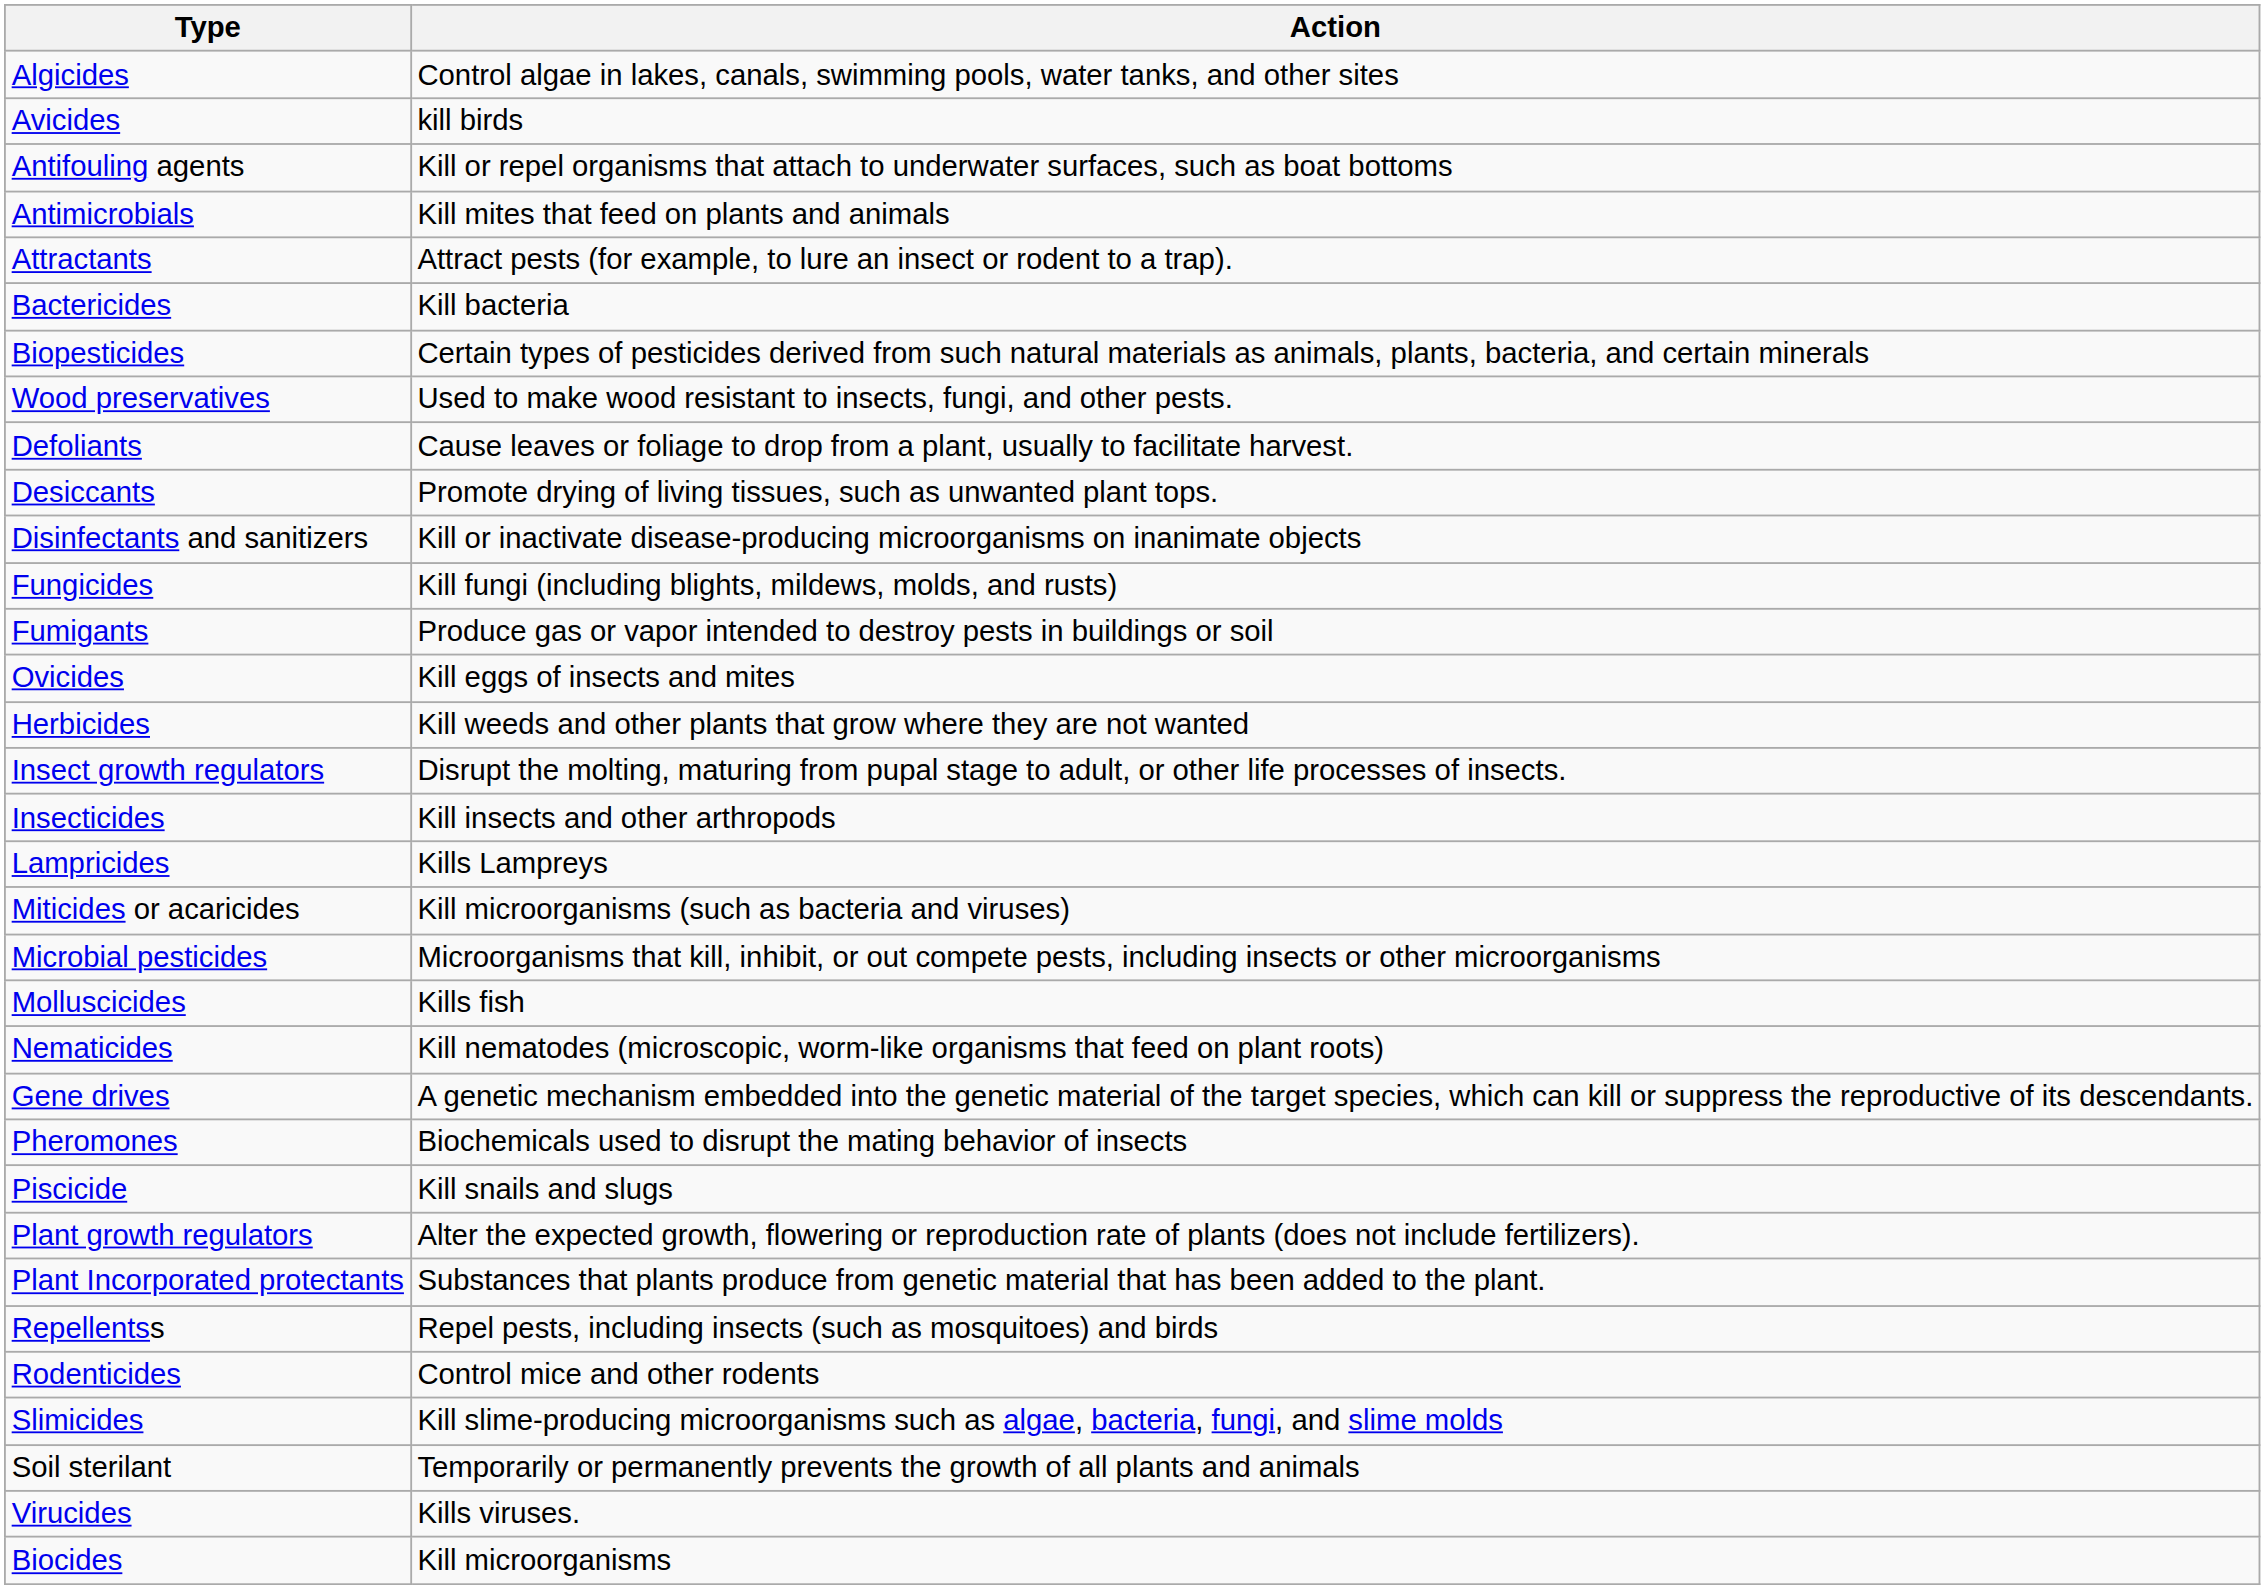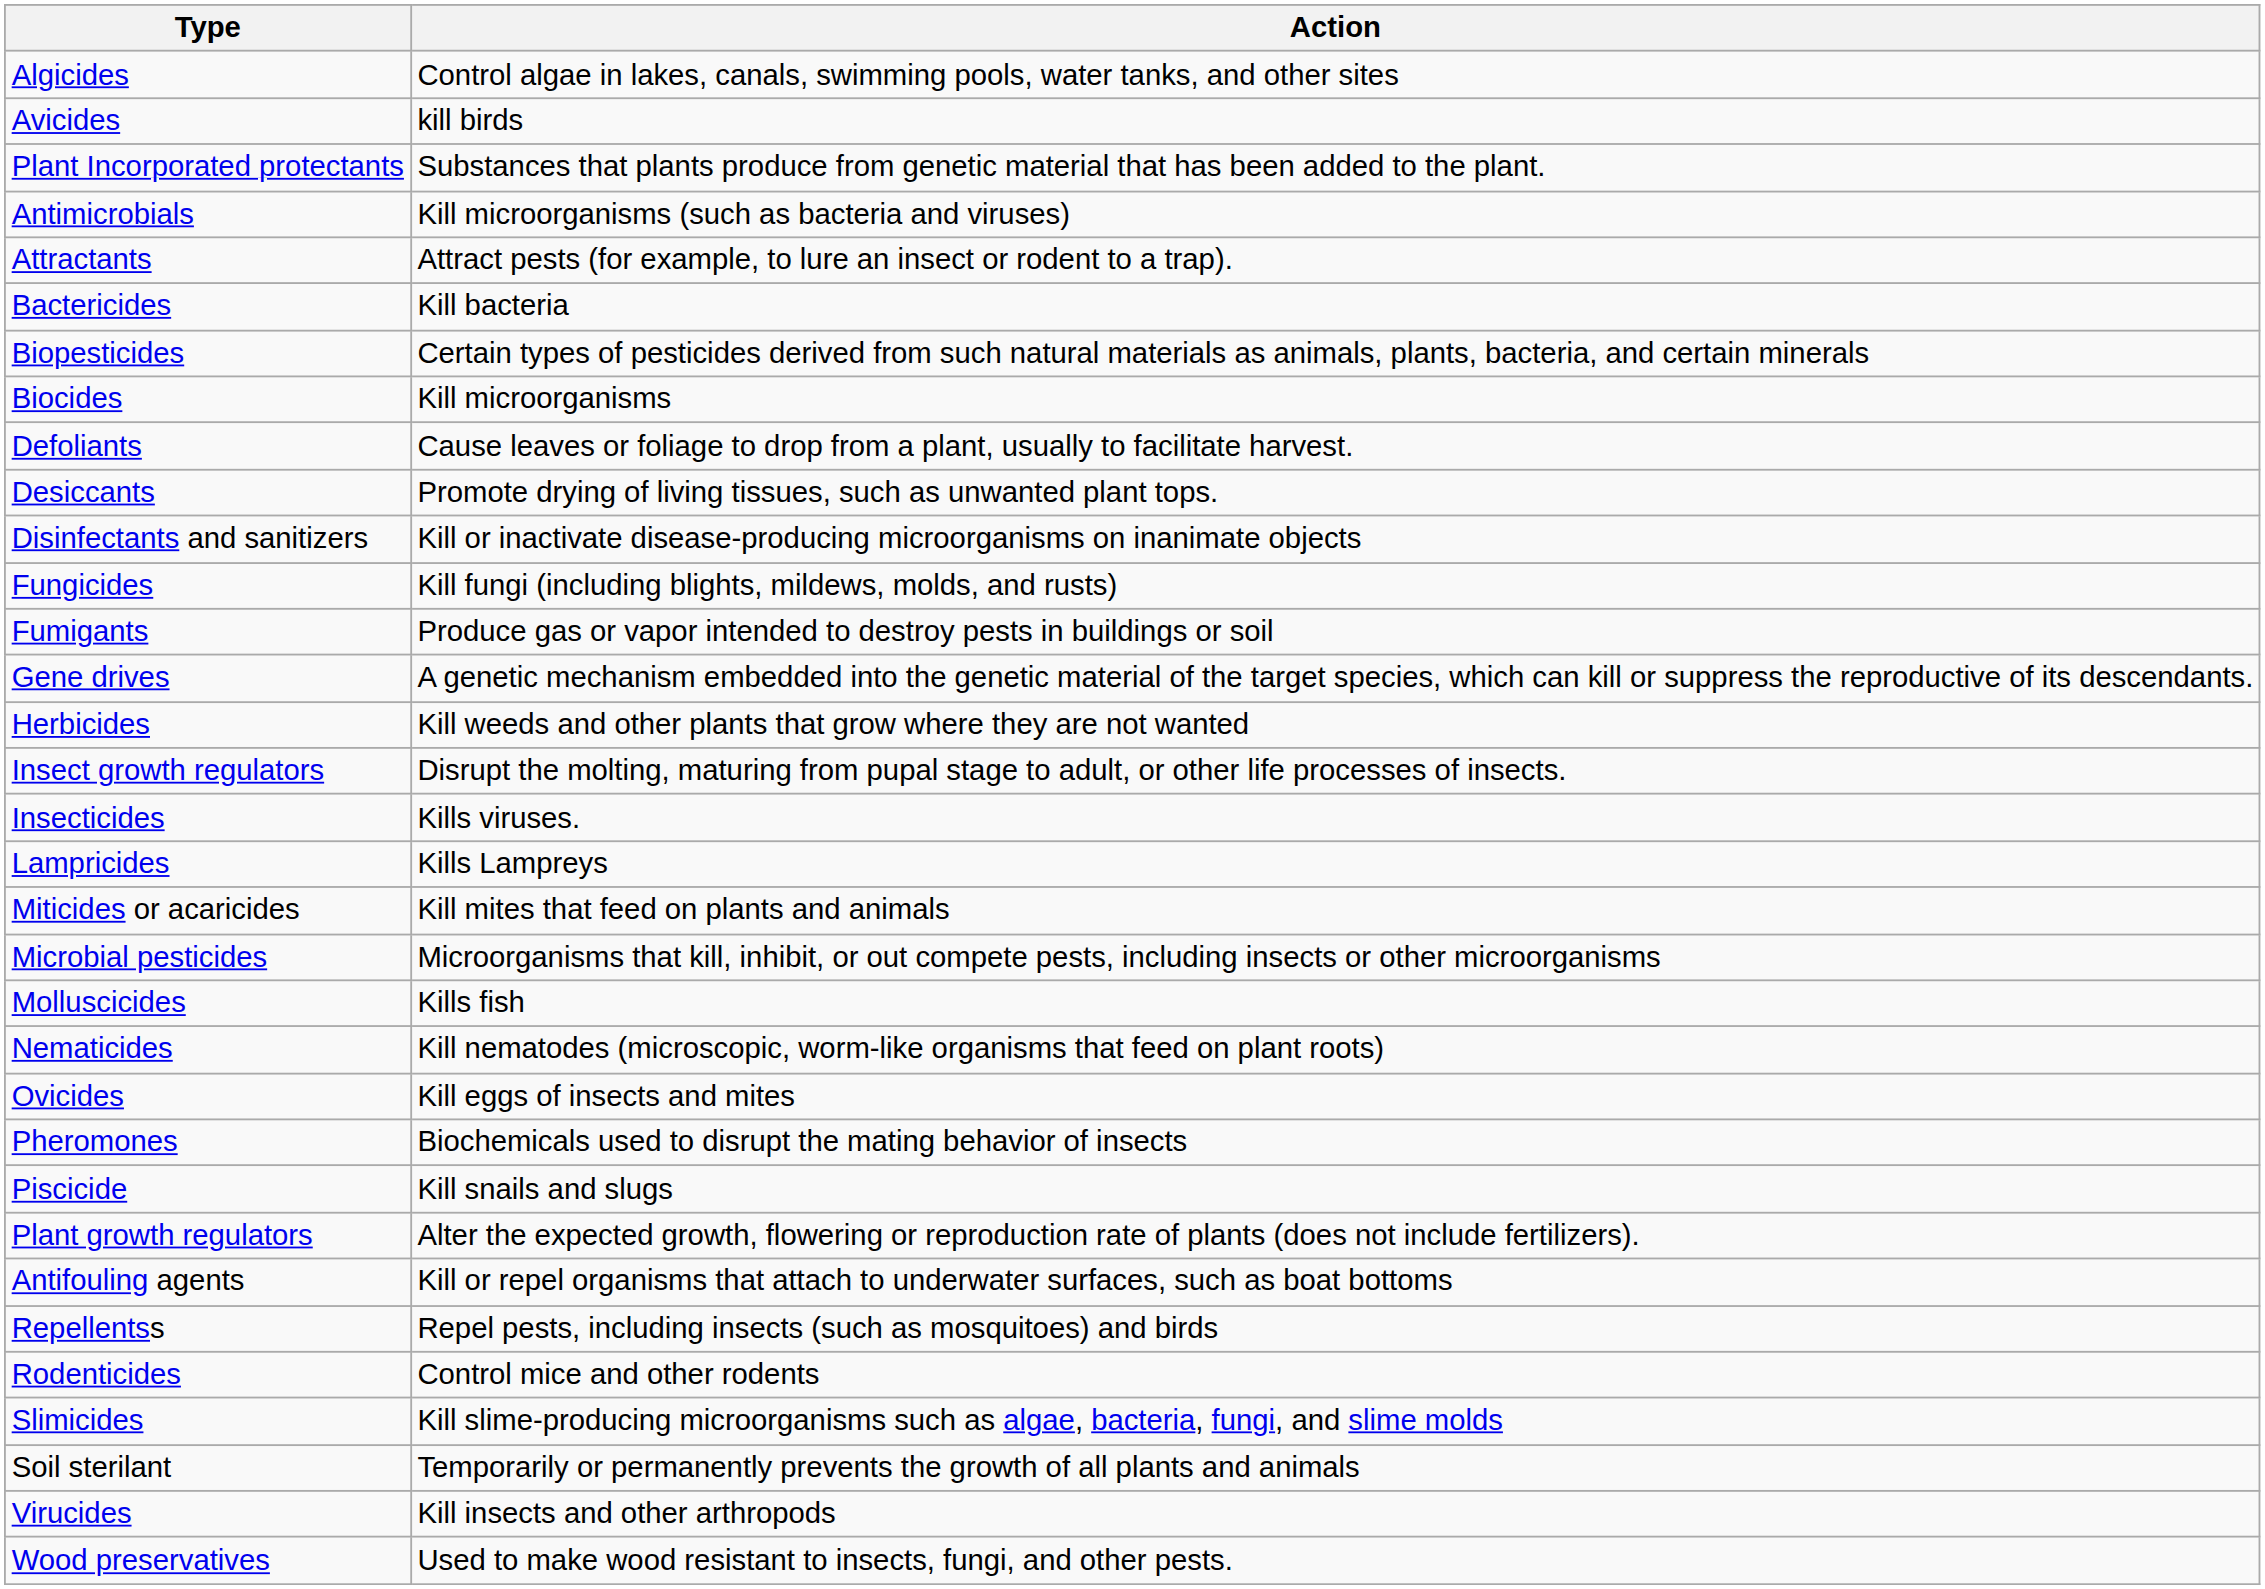rows swapped: (128, 167) <-> (208, 1281)
(684, 213) Kill mites that feed on plants and animals -> (744, 213) Kill microorganisms (such as bacteria and viruses)
rows swapped: (67, 1560) <-> (141, 399)
rows swapped: (91, 1095) <-> (68, 677)
(627, 817) Kill insects and other arthropods -> (499, 817) Kills viruses.
(744, 910) Kill microorganisms (such as bacteria and viruses) -> (684, 910) Kill mites that feed on plants and animals
(499, 1513) Kills viruses. -> (627, 1513) Kill insects and other arthropods
